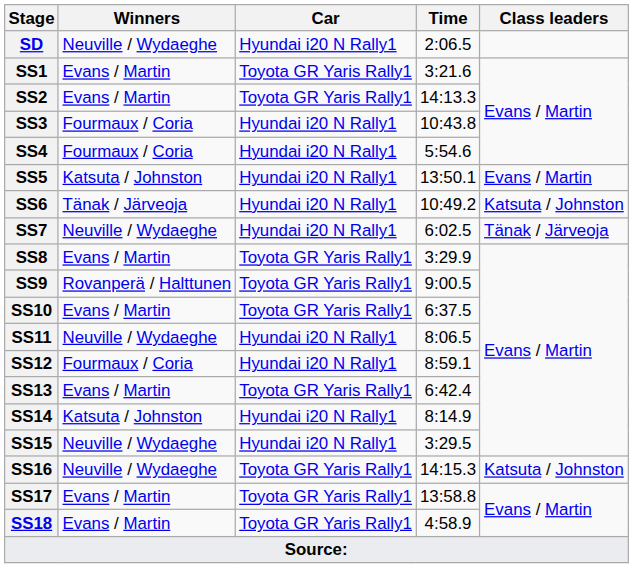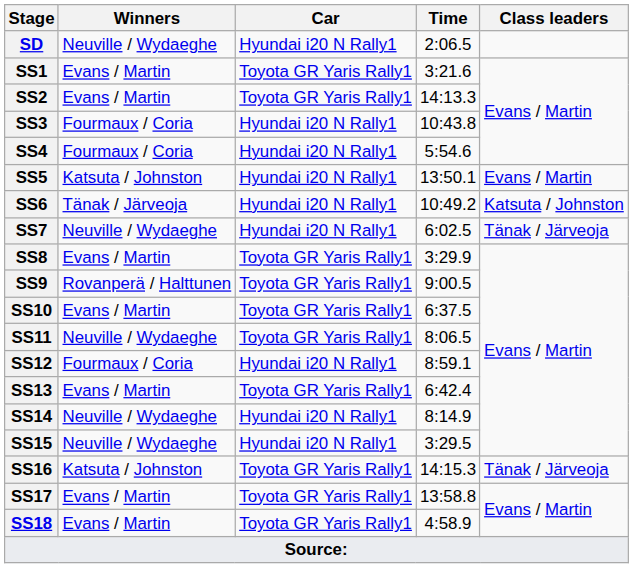(318, 336) Hyundai i20 N Rally1 -> (326, 336) Toyota GR Yaris Rally1
(132, 416) Katsuta / Johnston -> (140, 416) Neuville / Wydaeghe
(140, 469) Neuville / Wydaeghe -> (132, 469) Katsuta / Johnston
(554, 469) Katsuta / Johnston -> (546, 469) Tänak / Järveoja
